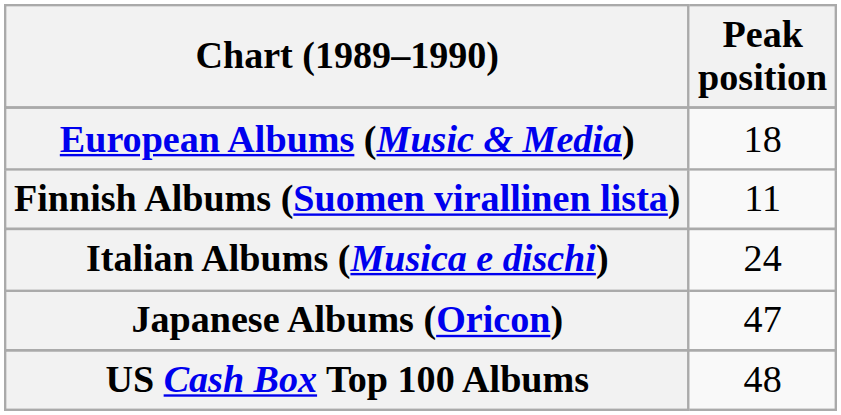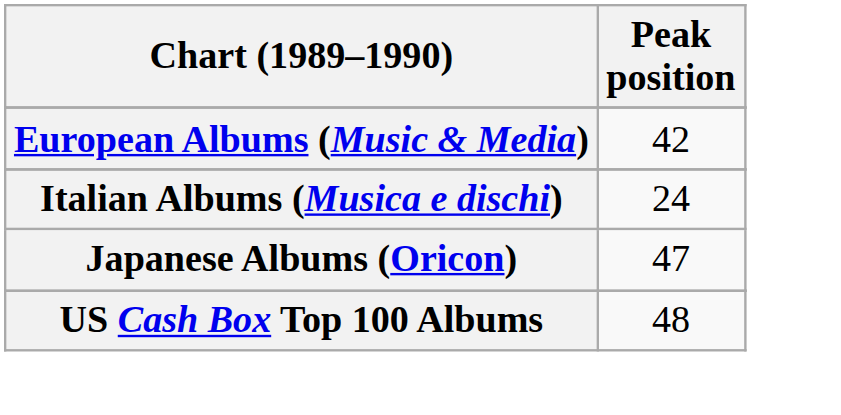(763, 137) 18 -> (671, 137) 42
- row: (347, 198)
